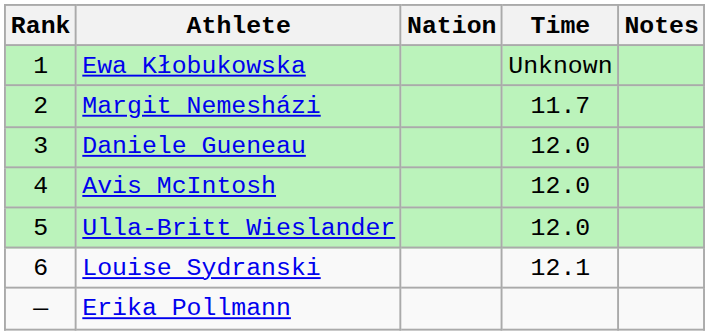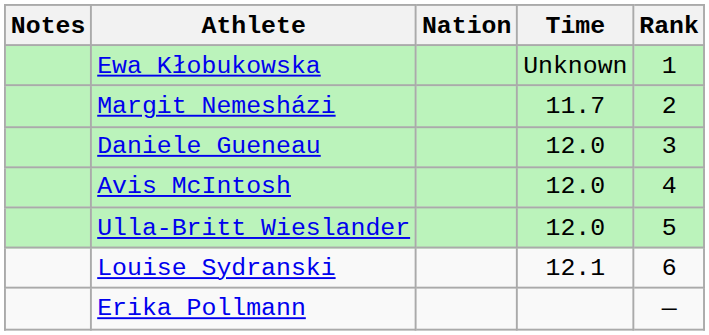columns swapped: (41, 25) <-> (662, 25)
